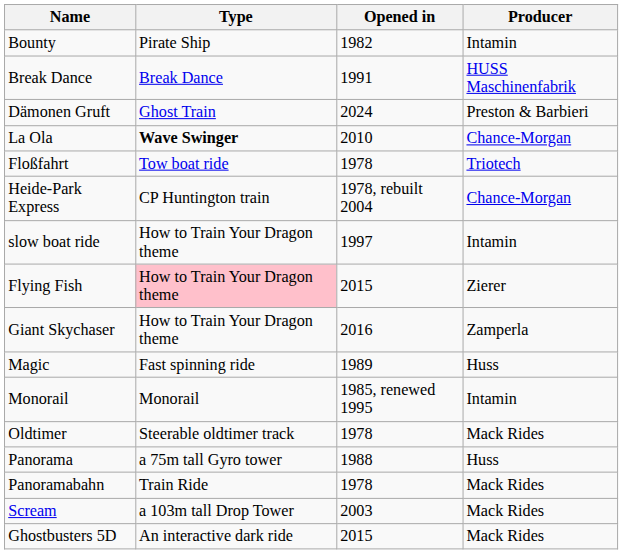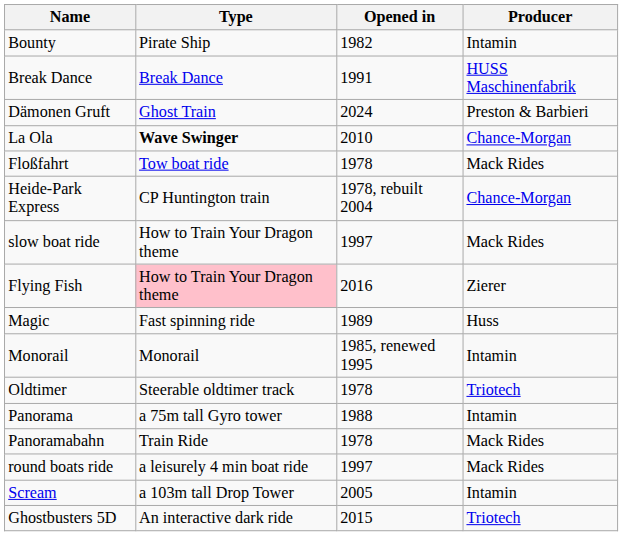(494, 163) Triotech -> (505, 163) Mack Rides
(492, 242) Intamin -> (505, 242) Mack Rides
(356, 285) 2015 -> (356, 285) 2016
- row: (61, 329)
(505, 433) Mack Rides -> (494, 390) Triotech
(483, 459) Huss -> (492, 415) Intamin
+ row: (61, 467)
(356, 510) 2003 -> (356, 492) 2005
(505, 510) Mack Rides -> (492, 492) Intamin
(505, 536) Mack Rides -> (494, 518) Triotech
